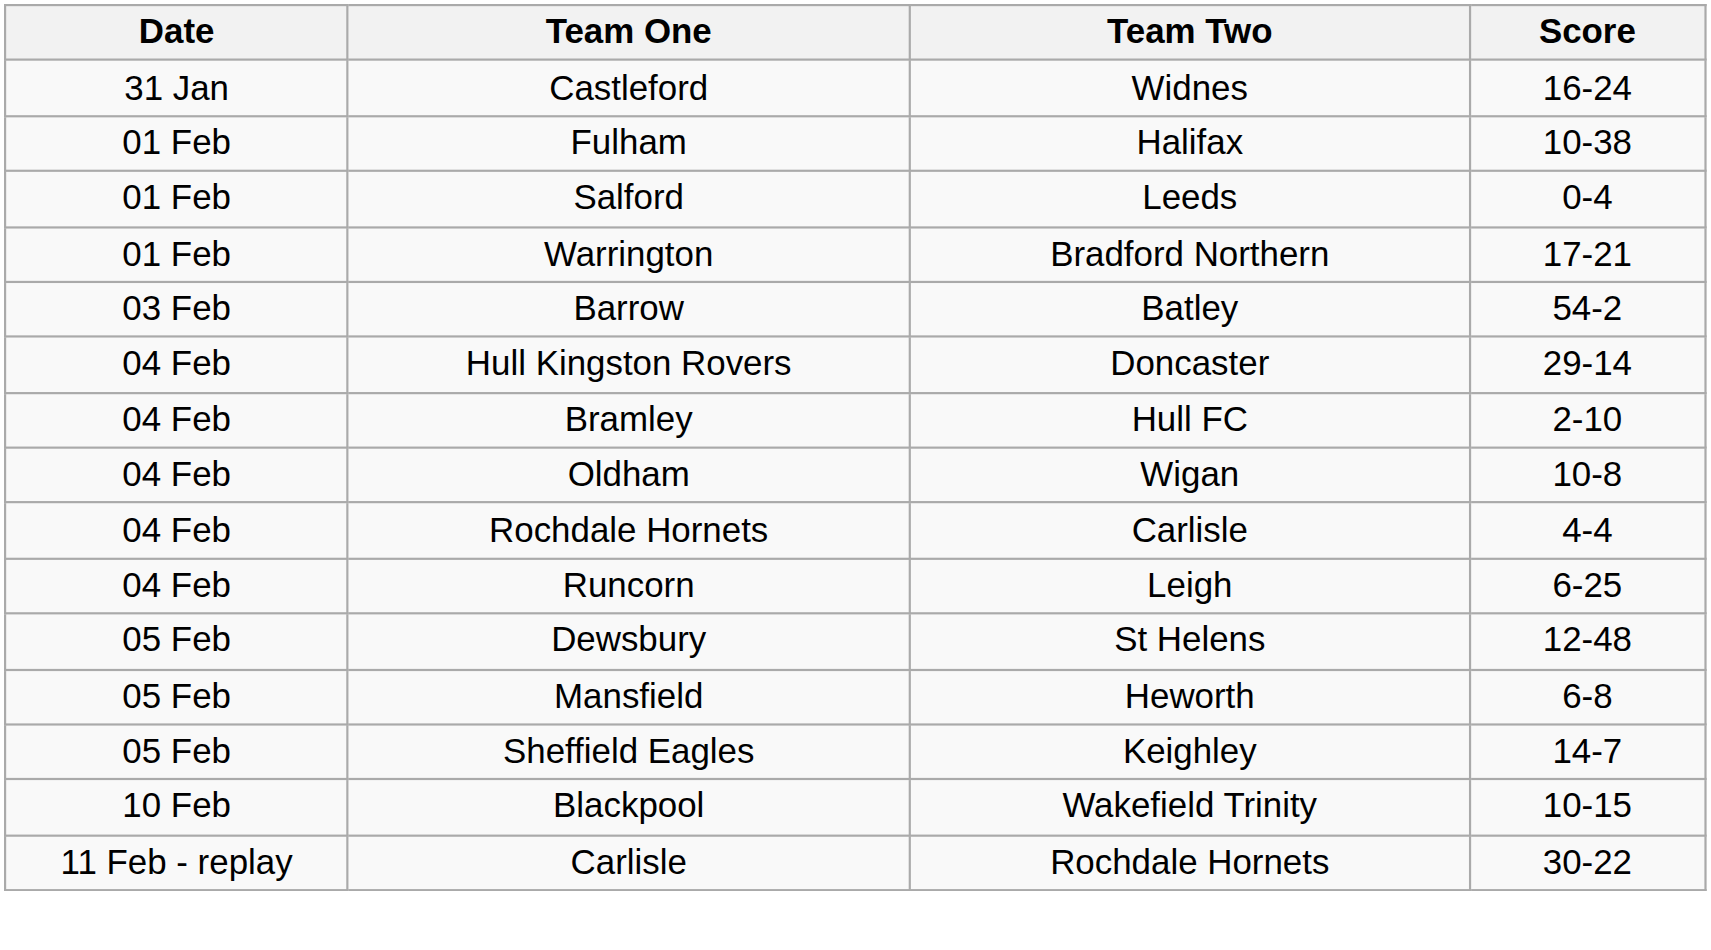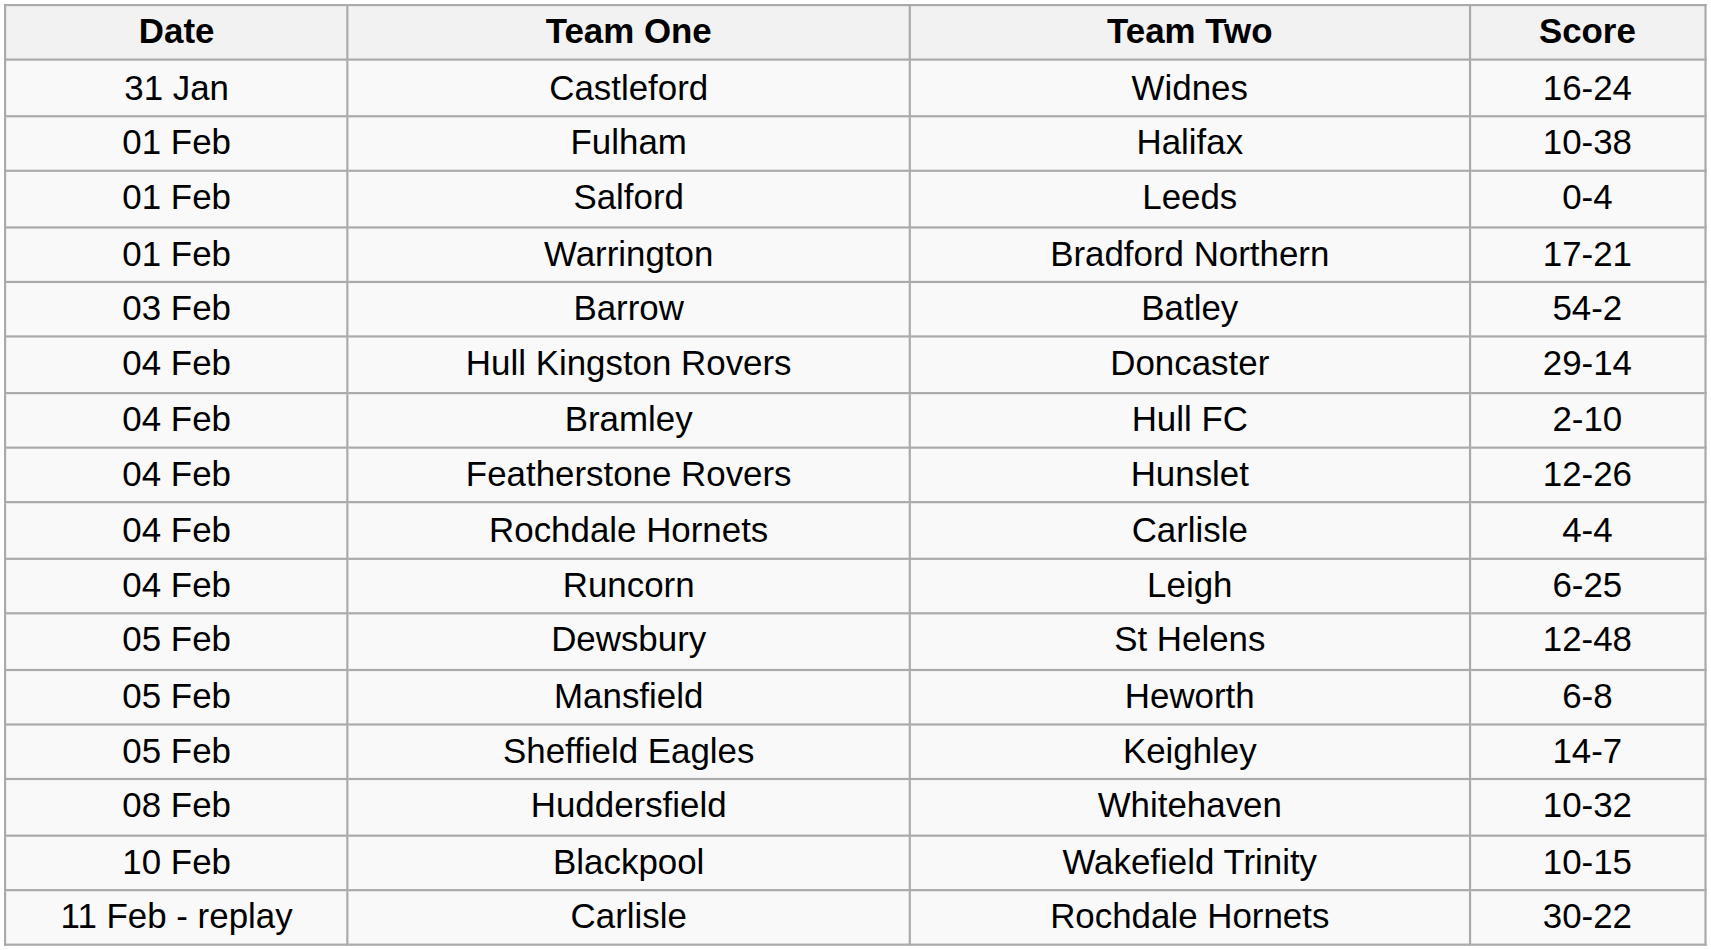+ row: (629, 474)
- row: (629, 474)
+ row: (629, 806)
